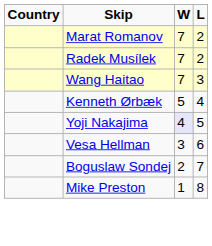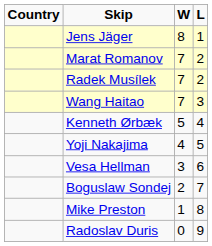+ row: (99, 36)
(181, 123) lavender background -> (181, 144) no background
+ row: (112, 230)
